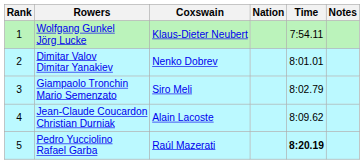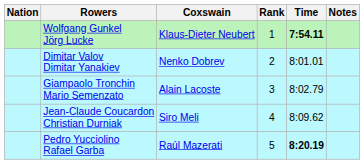columns swapped: (19, 12) <-> (268, 12)
(306, 34) normal -> (306, 34) bold
(172, 90) Siro Meli -> (190, 90) Alain Lacoste
(183, 117) Alain Lacoste -> (179, 117) Siro Meli
